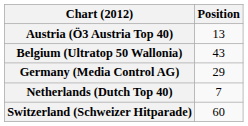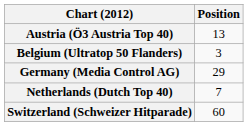+ row: (99, 53)
- row: (99, 53)
